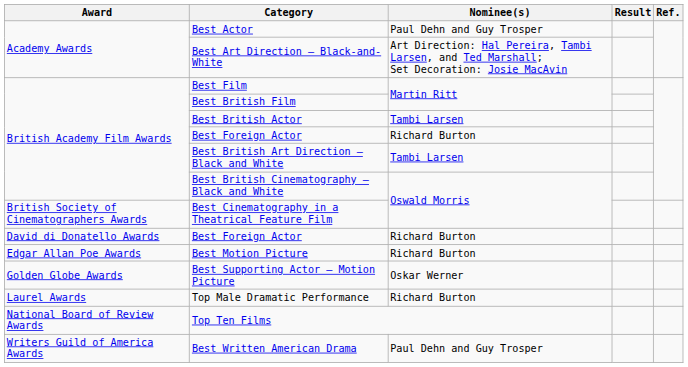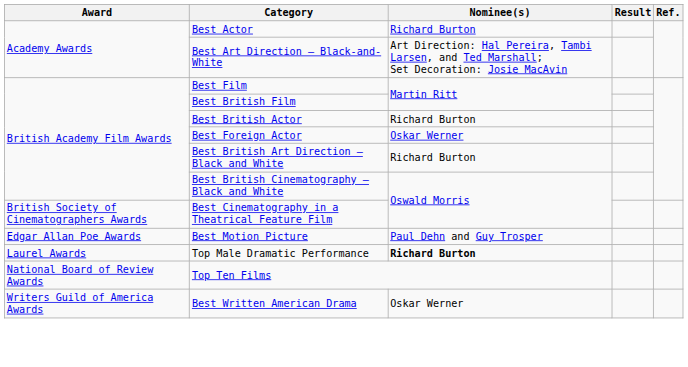(467, 29) Paul Dehn and Guy Trosper -> (433, 29) Richard Burton
(427, 119) Tambi Larsen -> (433, 119) Richard Burton
(433, 135) Richard Burton -> (427, 135) Oskar Werner
(427, 158) Tambi Larsen -> (433, 158) Richard Burton
- row: (83, 236)
(433, 253) Richard Burton -> (467, 236) Paul Dehn and Guy Trosper
- row: (65, 275)
(433, 298) normal -> (433, 253) bold
(467, 348) Paul Dehn and Guy Trosper -> (427, 304) Oskar Werner
